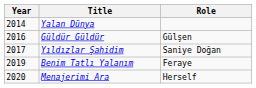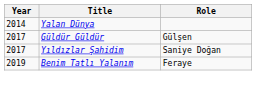(16, 37) 2016 -> (16, 37) 2017
- row: (75, 77)
